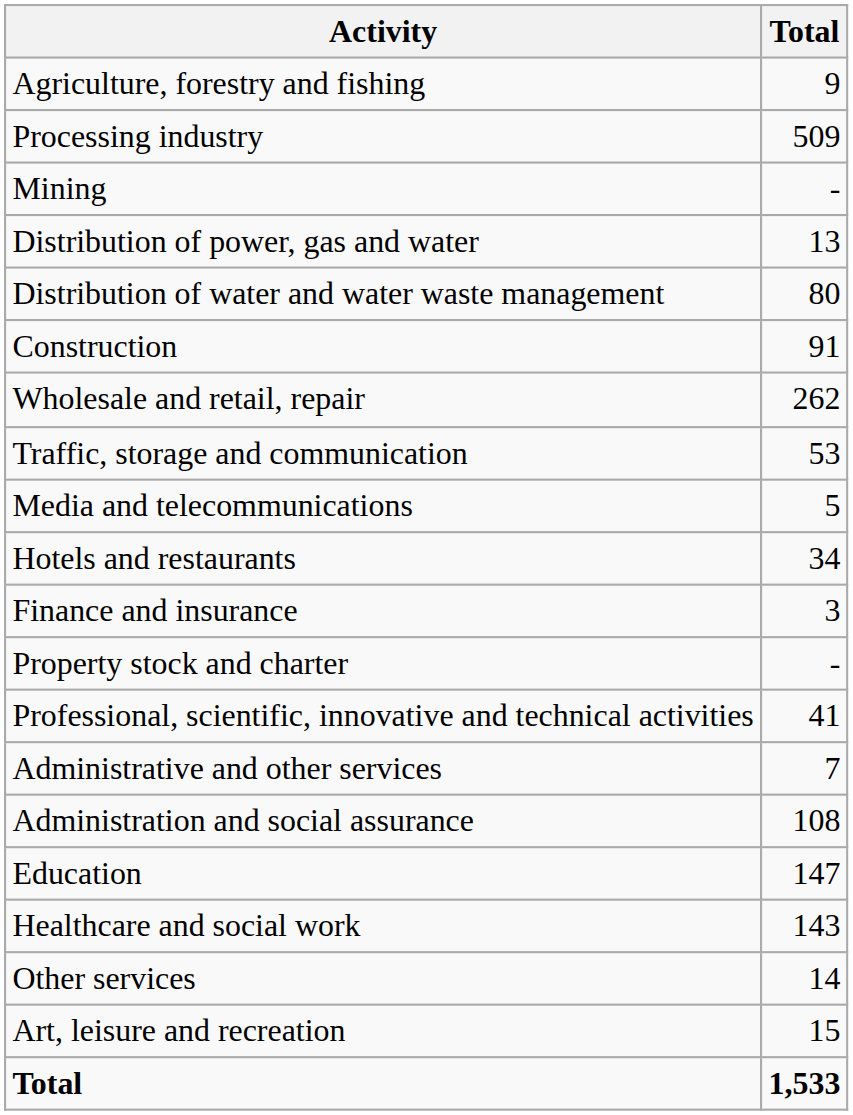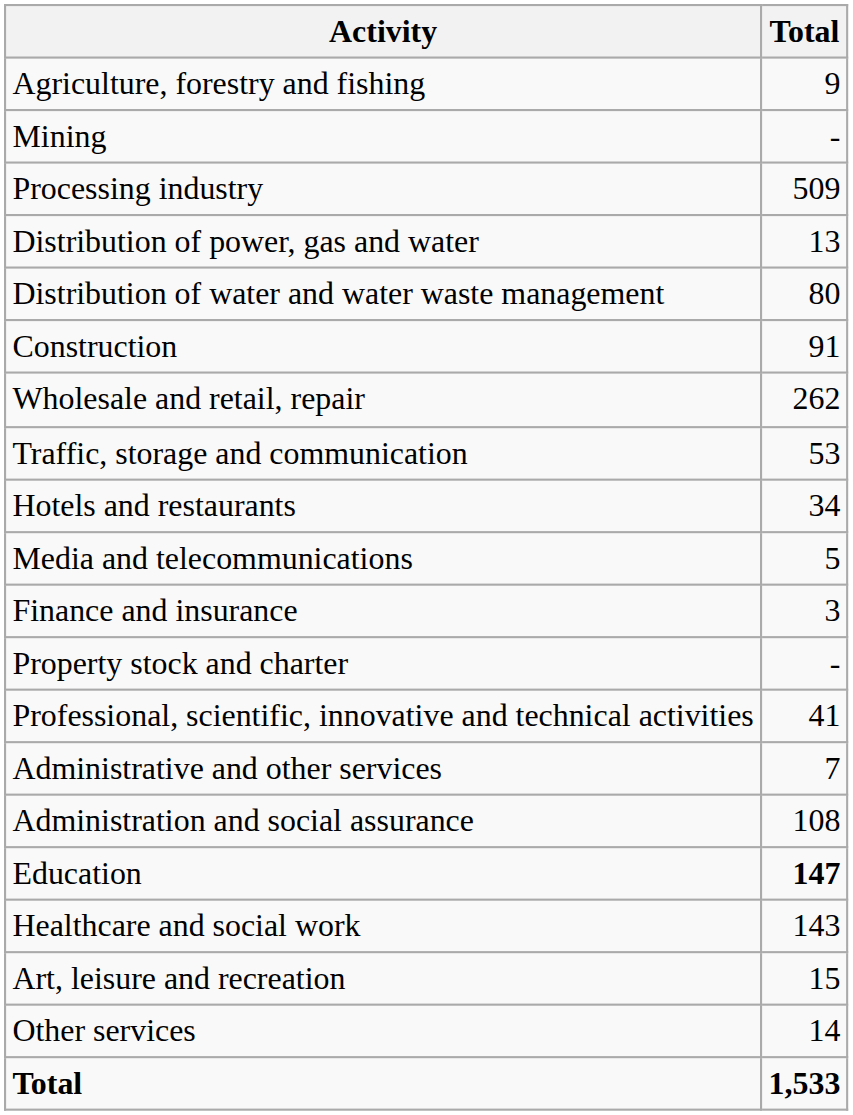rows swapped: (59, 188) <-> (138, 136)
rows swapped: (154, 557) <-> (213, 504)
(816, 873) normal -> (816, 873) bold
rows swapped: (179, 1030) <-> (104, 978)
